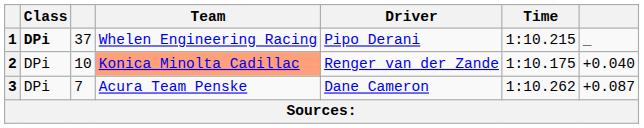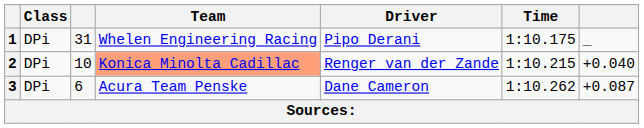(37, 40) bold -> (37, 40) normal
(83, 40) 37 -> (83, 40) 31
(541, 40) 1:10.215 -> (541, 40) 1:10.175
(541, 64) 1:10.175 -> (541, 64) 1:10.215
(79, 88) 7 -> (79, 88) 6
